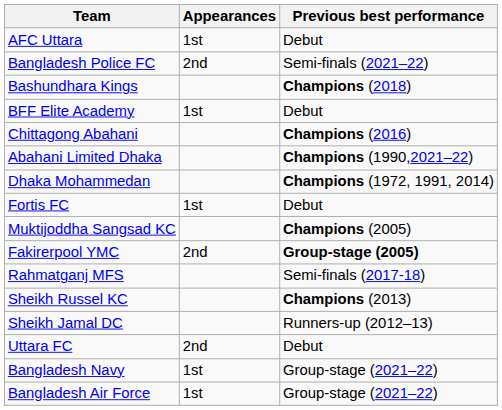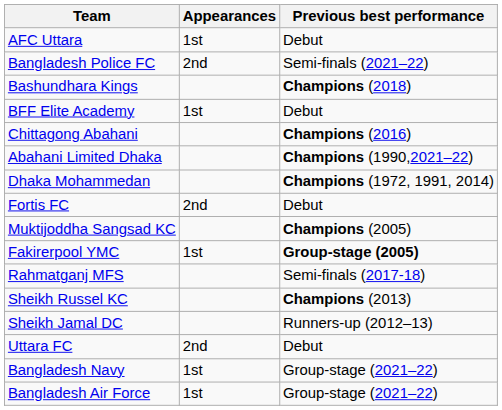(193, 205) 1st -> (195, 205) 2nd
(195, 252) 2nd -> (193, 252) 1st
